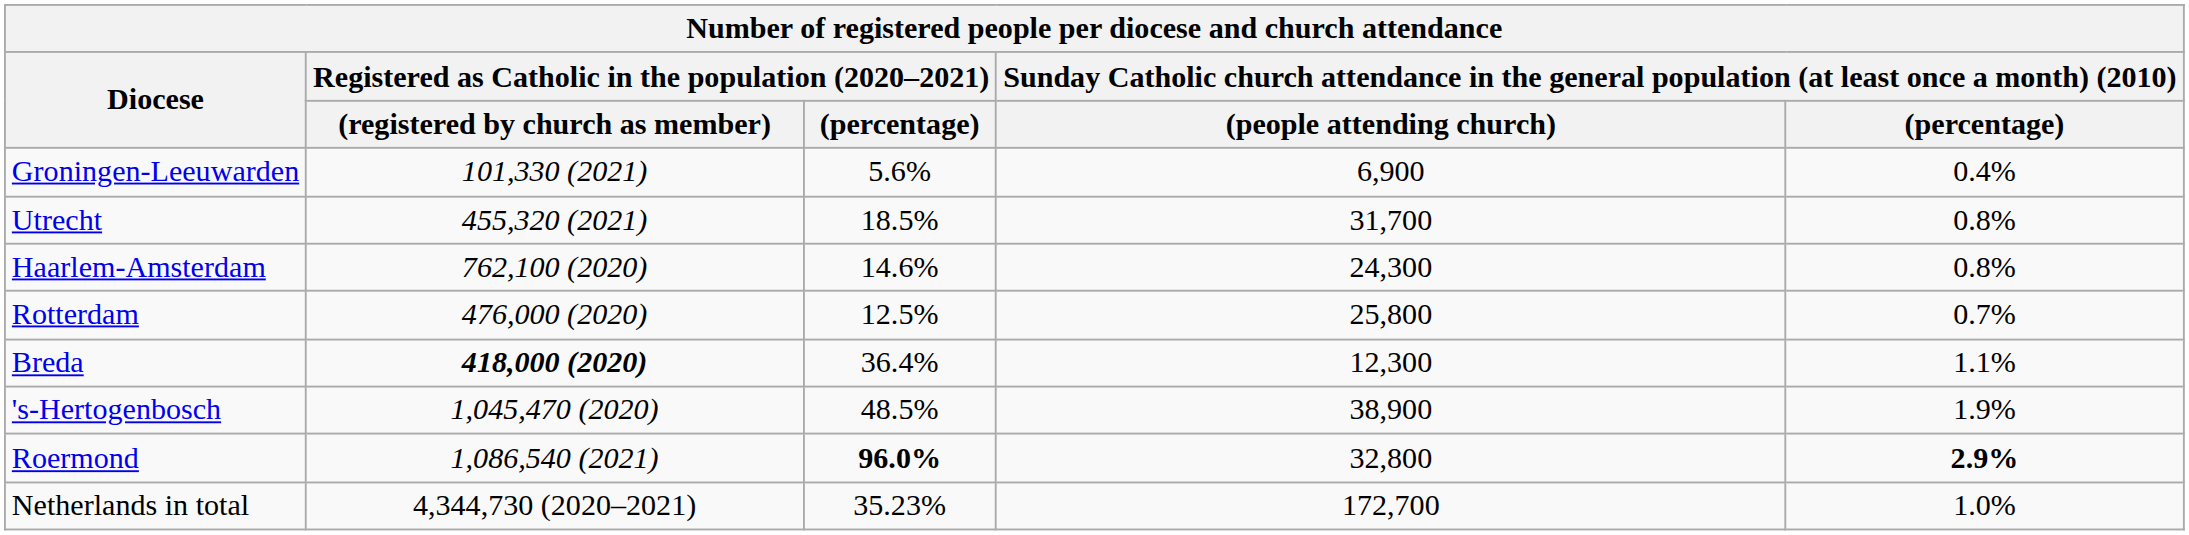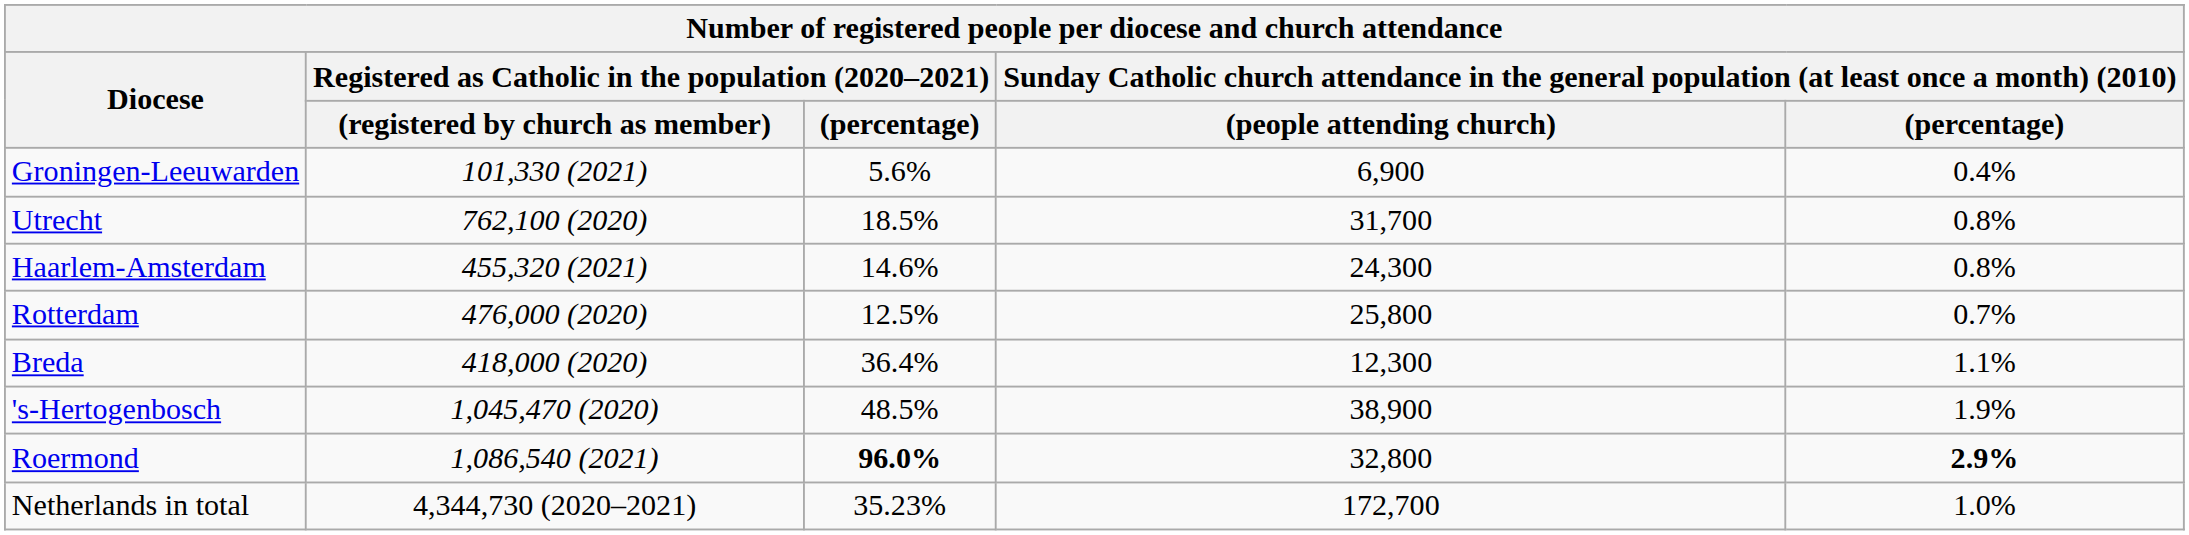(555, 219) 455,320 (2021) -> (555, 219) 762,100 (2020)
(555, 266) 762,100 (2020) -> (555, 266) 455,320 (2021)
(555, 362) bold -> (555, 362) normal
